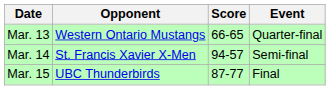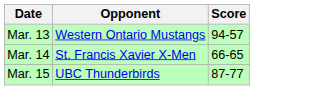- column: (287, 14)
(227, 34) 66-65 -> (227, 34) 94-57
(227, 54) 94-57 -> (227, 54) 66-65
